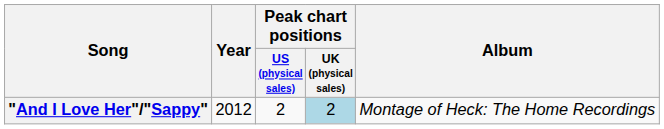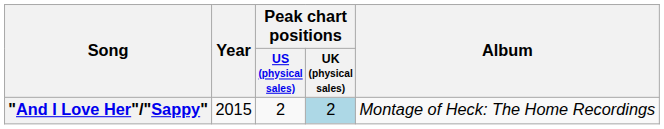(234, 110) 2012 -> (234, 110) 2015
